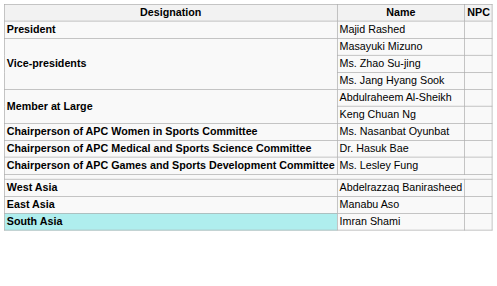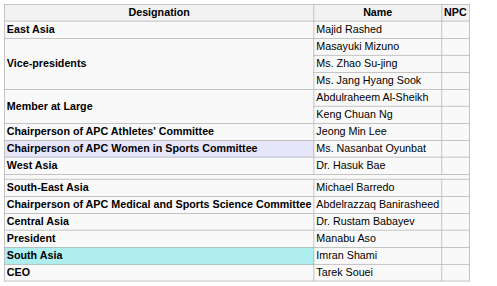(31, 30) President -> (31, 30) East Asia
+ row: (352, 132)
(132, 132) no background -> (132, 149) lavender background
(159, 149) Chairperson of APC Medical and Sports Science Committee -> (32, 166) West Asia
- row: (379, 166)
+ row: (355, 187)
(32, 187) West Asia -> (159, 204) Chairperson of APC Medical and Sports Science Committee
+ row: (366, 221)
(31, 204) East Asia -> (31, 238) President
+ row: (345, 272)
